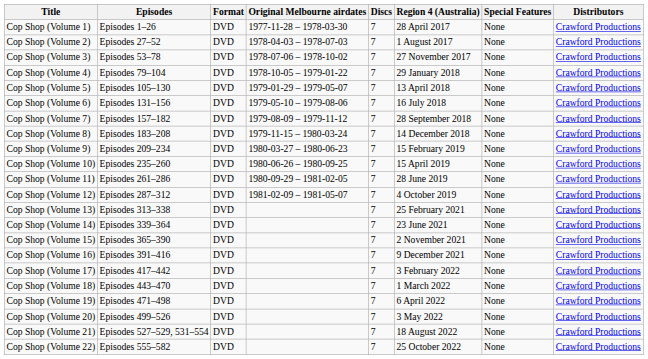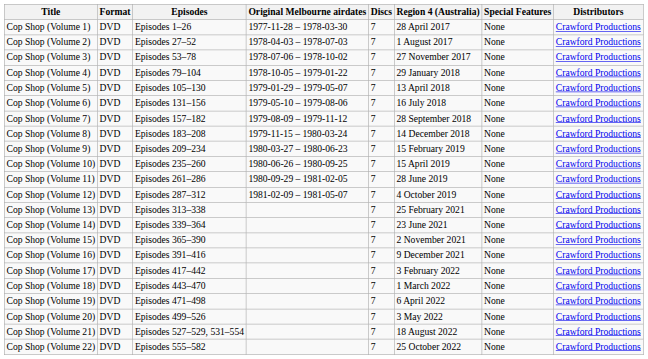columns swapped: (229, 12) <-> (154, 12)
